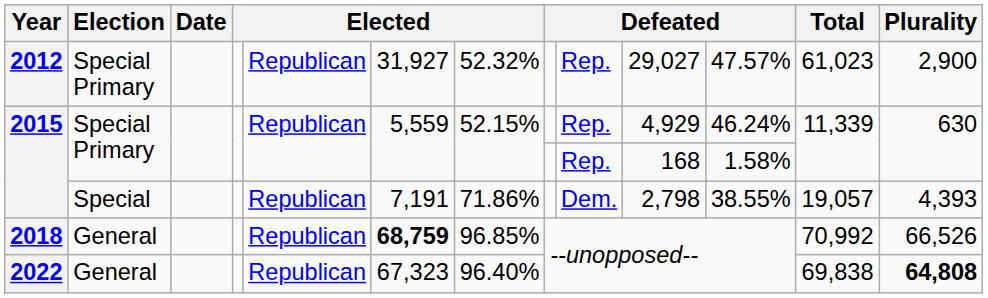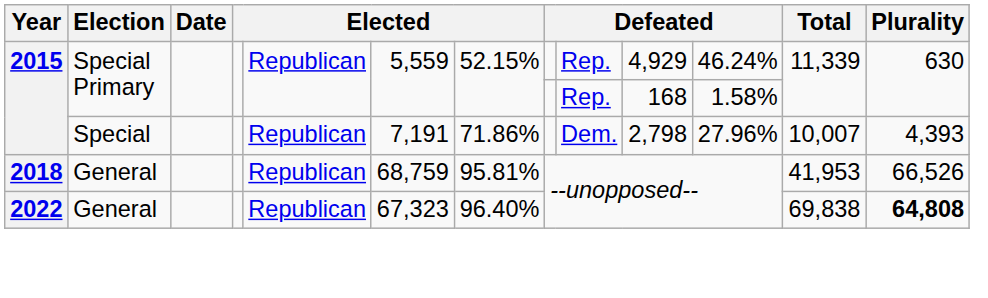- row: (36, 60)
(751, 198) 38.55% -> (738, 135) 27.96%
(837, 198) 19,057 -> (824, 135) 10,007
(413, 236) bold -> (413, 172) normal
(500, 236) 96.85% -> (500, 172) 95.81%
(837, 236) 70,992 -> (824, 172) 41,953
